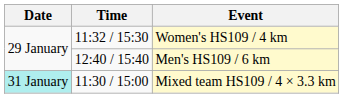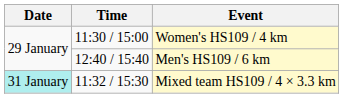(112, 37) 11:32 / 15:30 -> (112, 37) 11:30 / 15:00
(112, 81) 11:30 / 15:00 -> (112, 81) 11:32 / 15:30
